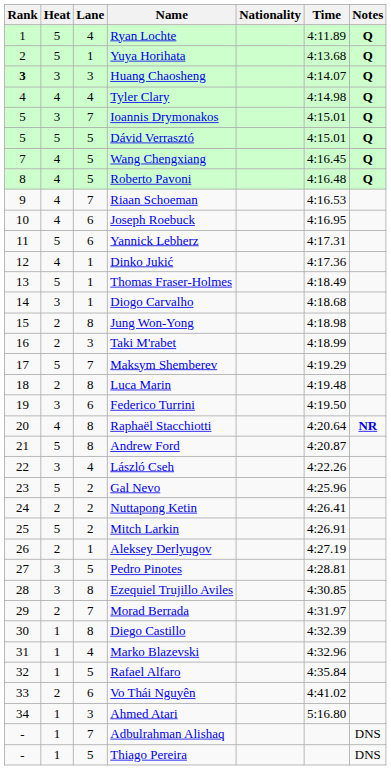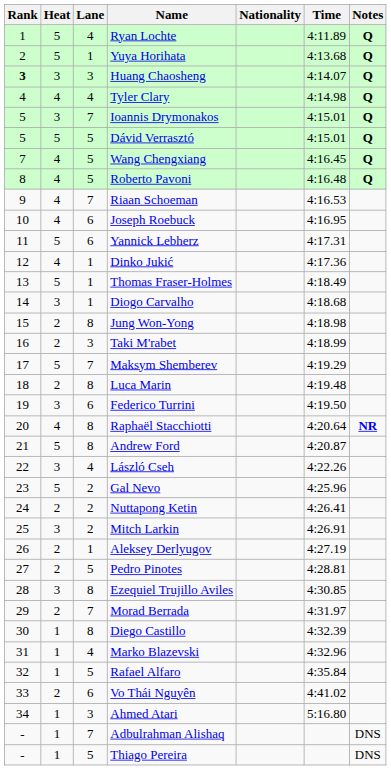(57, 528) 5 -> (57, 528) 3
(57, 569) 3 -> (57, 569) 2
